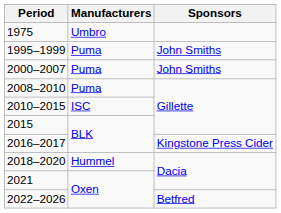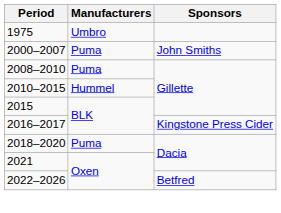- row: (36, 50)
(81, 106) ISC -> (93, 87) Hummel
(93, 161) Hummel -> (86, 143) Puma
